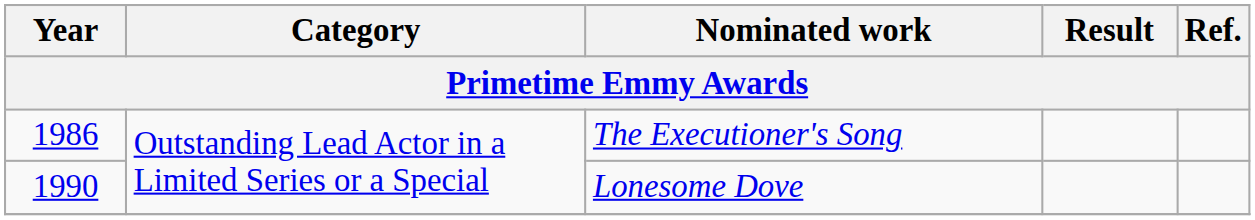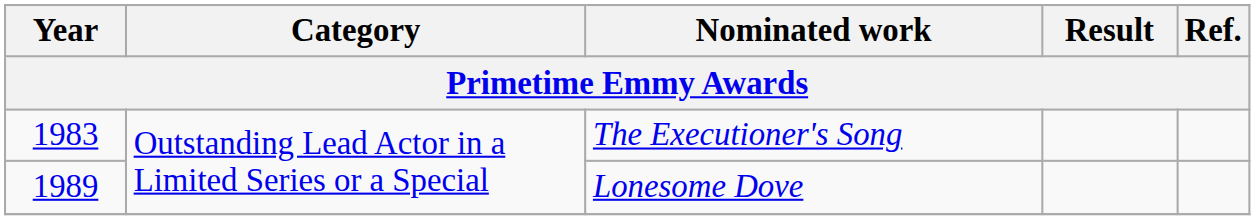(66, 134) 1986 -> (66, 134) 1983
(66, 186) 1990 -> (66, 186) 1989
